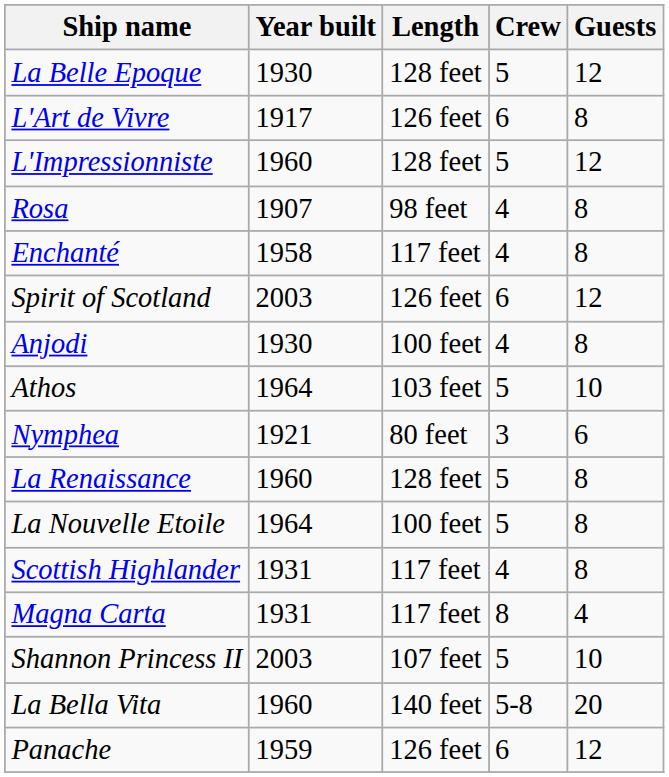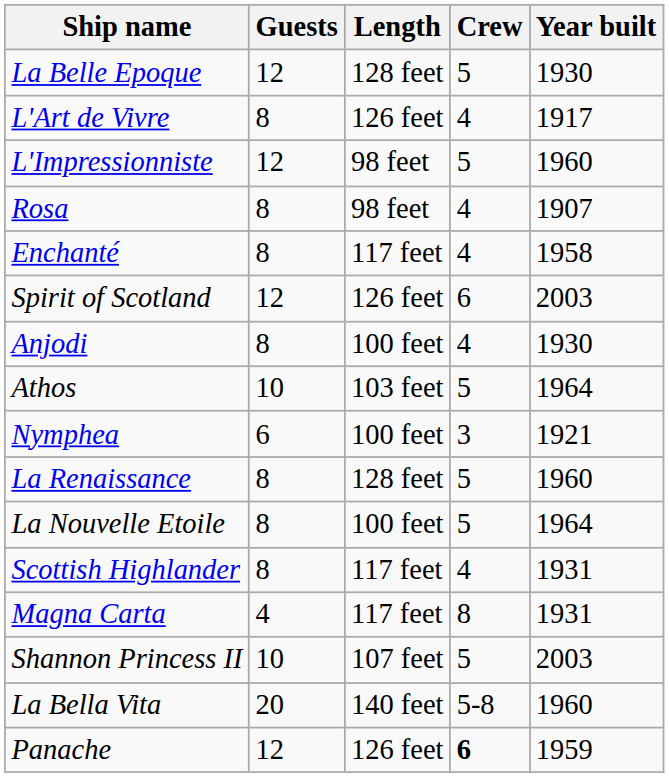columns swapped: (316, 27) <-> (615, 27)
(502, 117) 6 -> (464, 117) 4
(435, 162) 128 feet -> (390, 162) 98 feet
(428, 433) 80 feet -> (397, 433) 100 feet
(502, 749) normal -> (464, 749) bold
